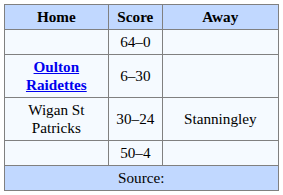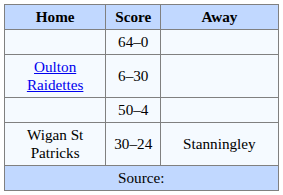(56, 76) bold -> (55, 76) normal
rows swapped: (135, 152) <-> (135, 118)
